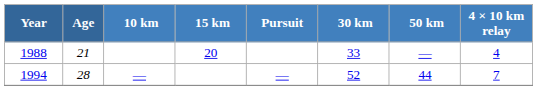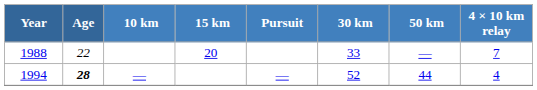(83, 53) 21 -> (83, 53) 22
(496, 53) 4 -> (496, 53) 7
(83, 74) normal -> (83, 74) bold
(496, 74) 7 -> (496, 74) 4
